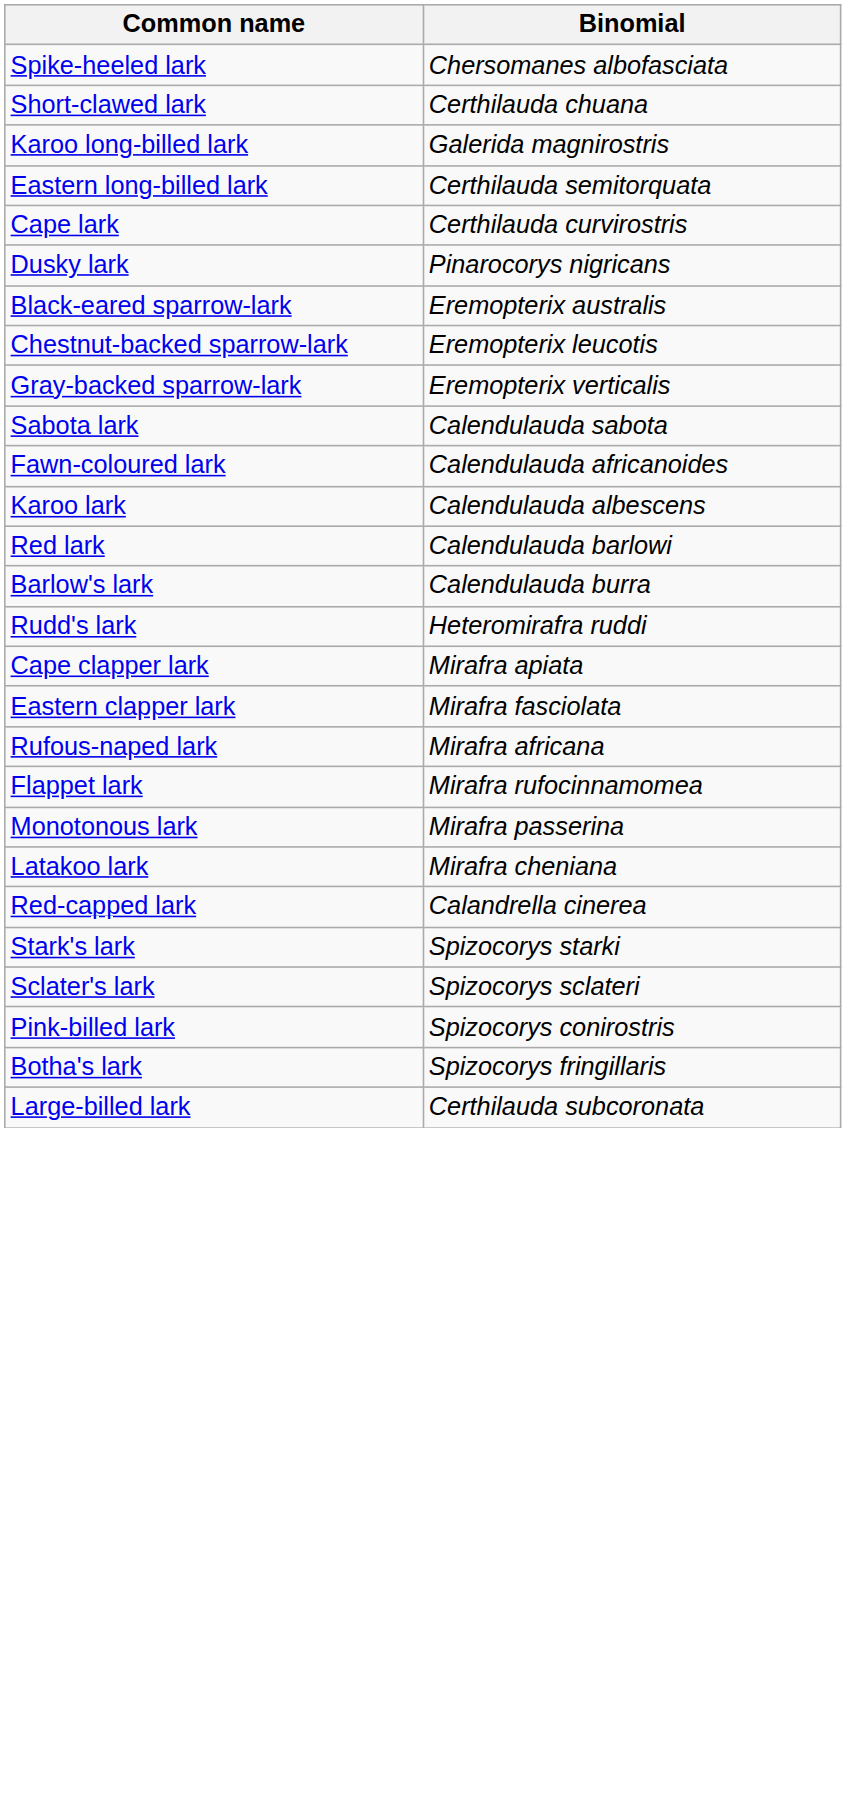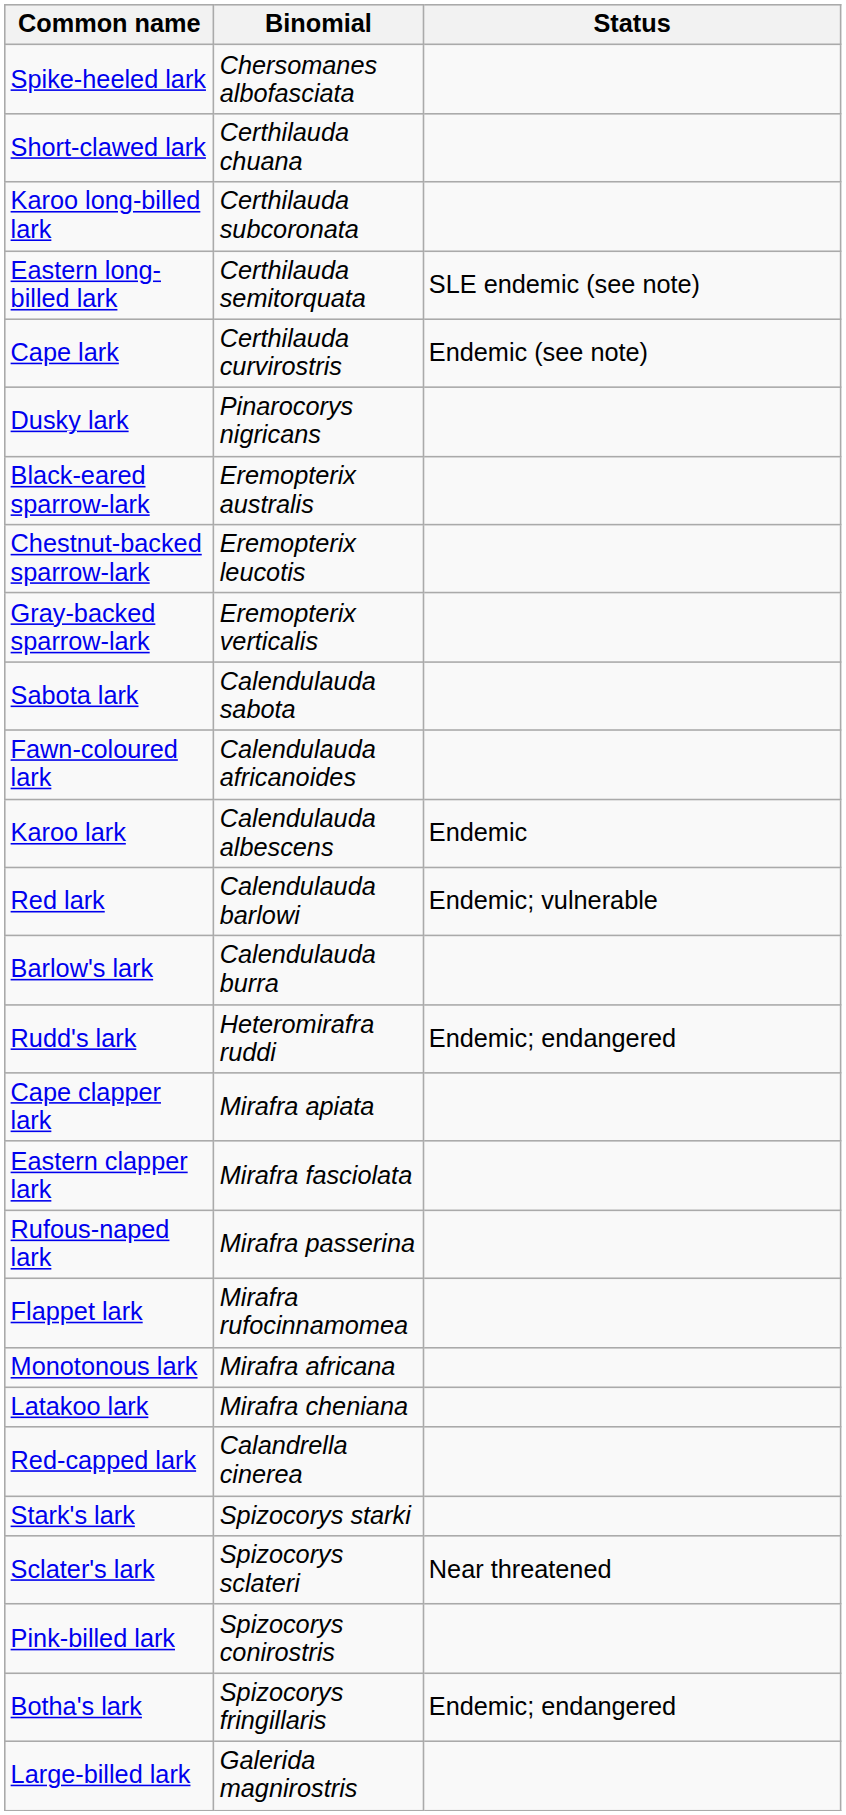+ column: (632, 24)
(549, 144) Galerida magnirostris -> (289, 215) Certhilauda subcoronata
(517, 746) Mirafra africana -> (317, 1243) Mirafra passerina
(526, 826) Mirafra passerina -> (308, 1366) Mirafra africana
(567, 1107) Certhilauda subcoronata -> (289, 1775) Galerida magnirostris
